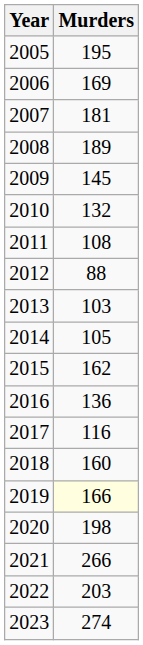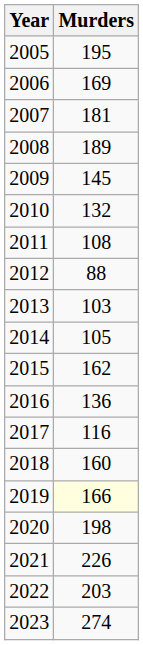(96, 559) 266 -> (96, 559) 226
